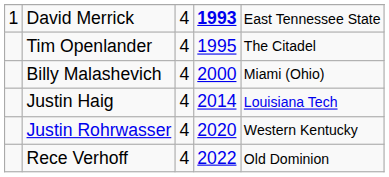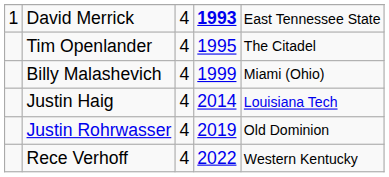(217, 74) 2000 -> (217, 74) 1999
(217, 130) 2020 -> (217, 130) 2019
(301, 130) Western Kentucky -> (287, 130) Old Dominion
(287, 158) Old Dominion -> (301, 158) Western Kentucky
